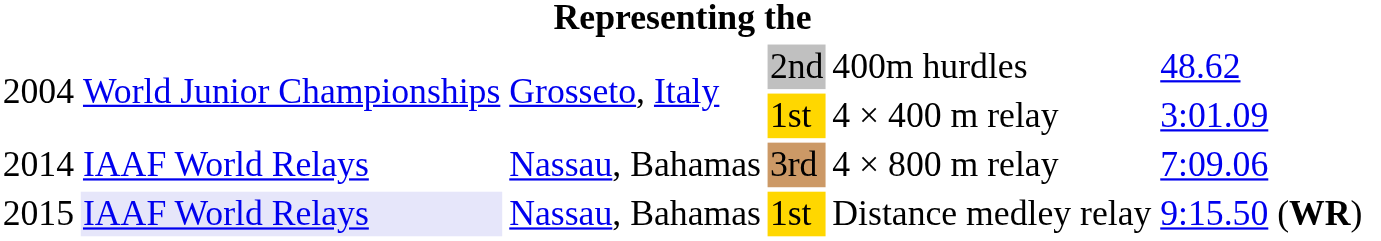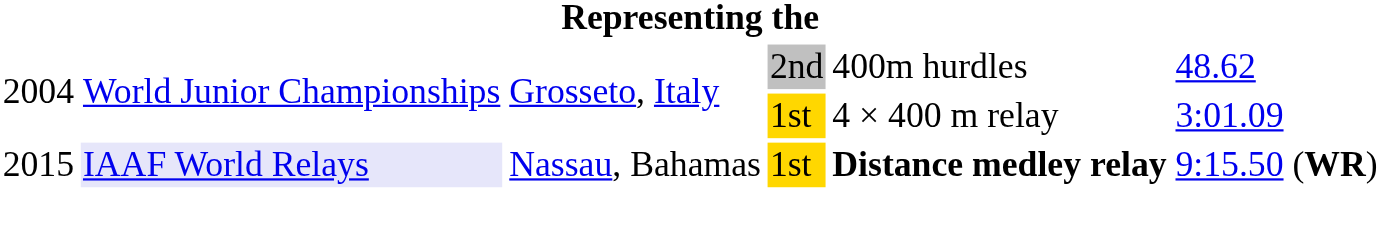- row: (38, 164)
(992, 213) normal -> (999, 164) bold
